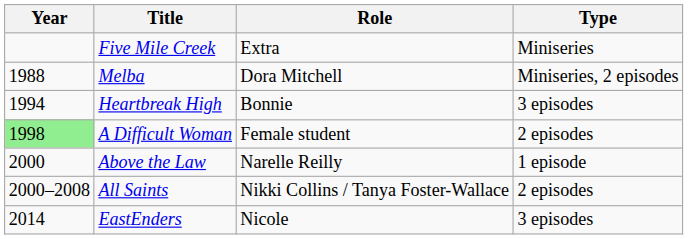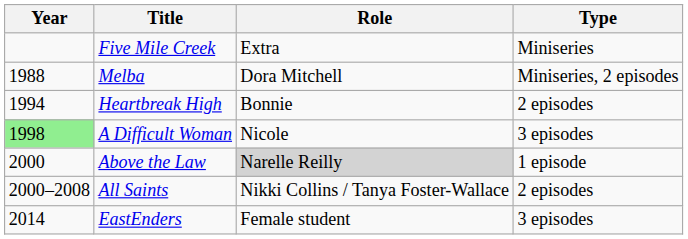(555, 104) 3 episodes -> (555, 104) 2 episodes
(295, 133) Female student -> (264, 133) Nicole
(555, 133) 2 episodes -> (555, 133) 3 episodes
(291, 162) no background -> (291, 162) lightgrey background
(264, 219) Nicole -> (295, 219) Female student
